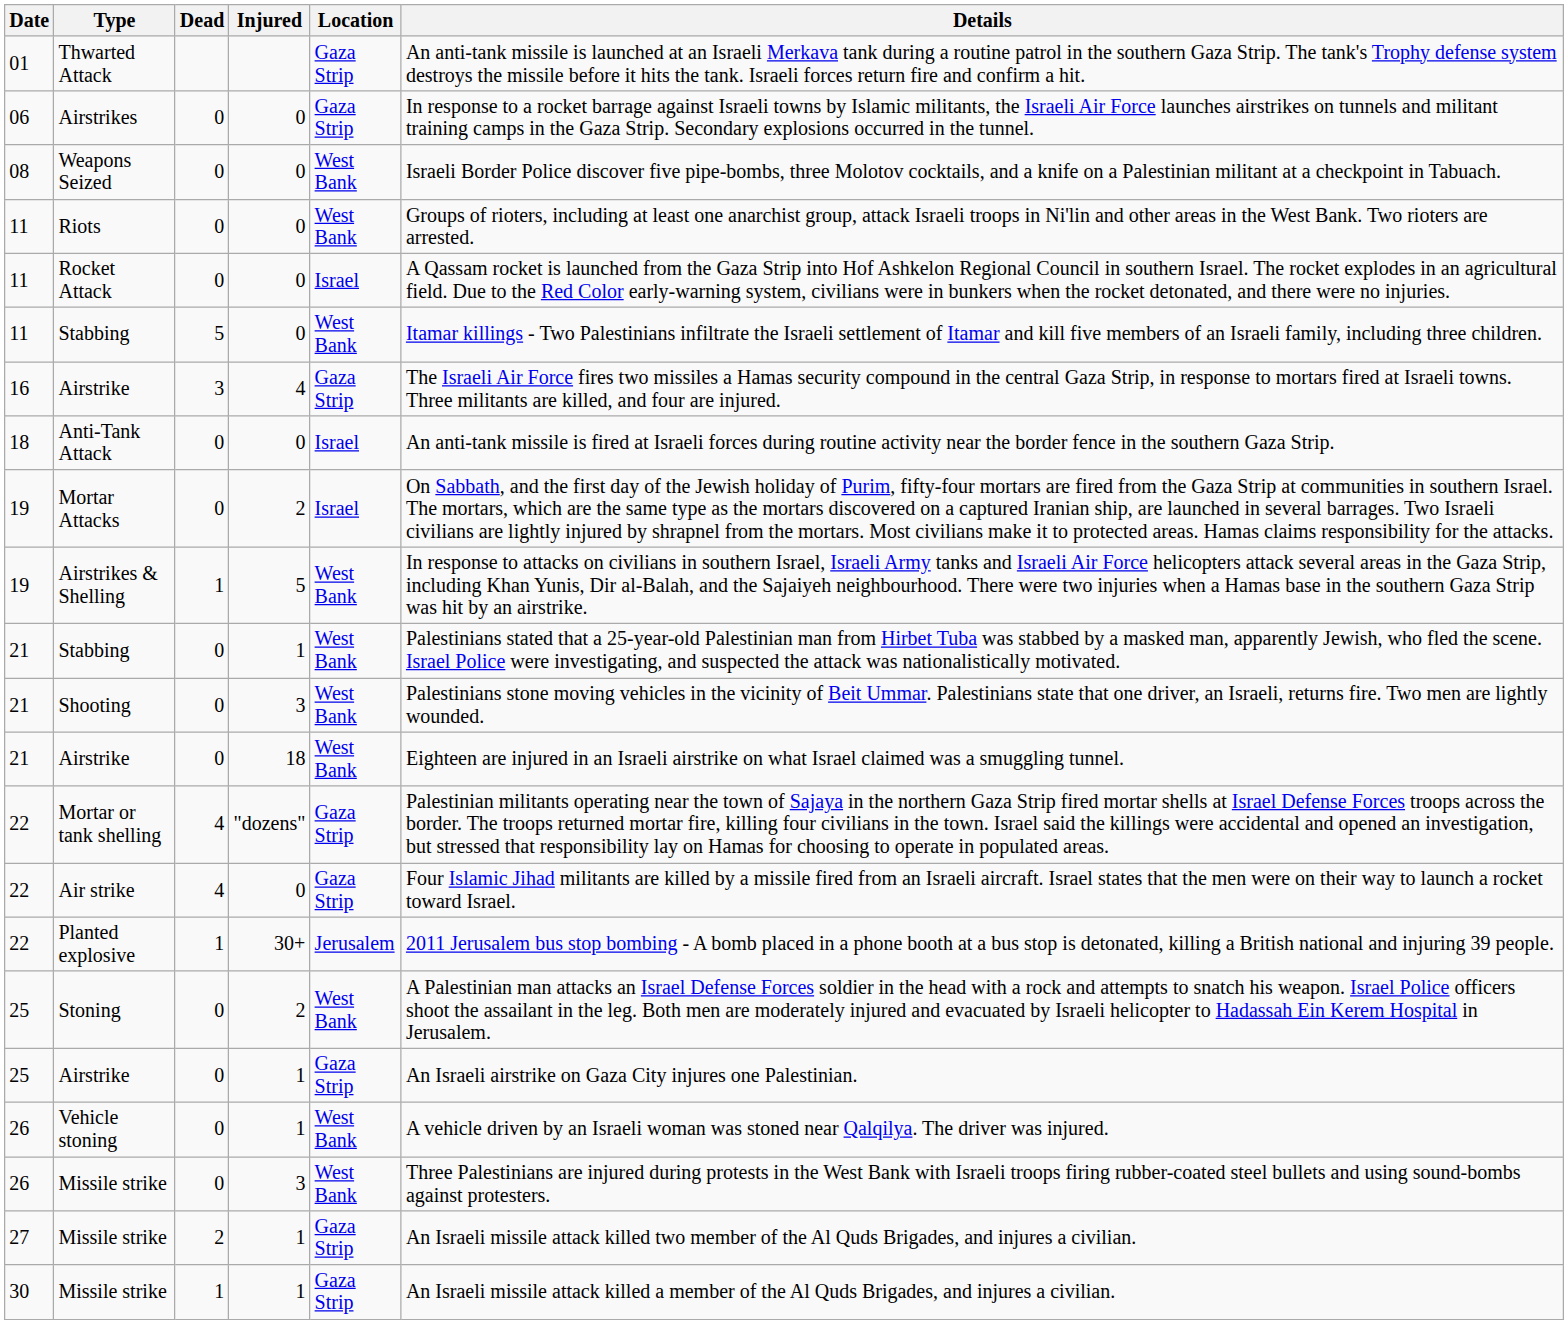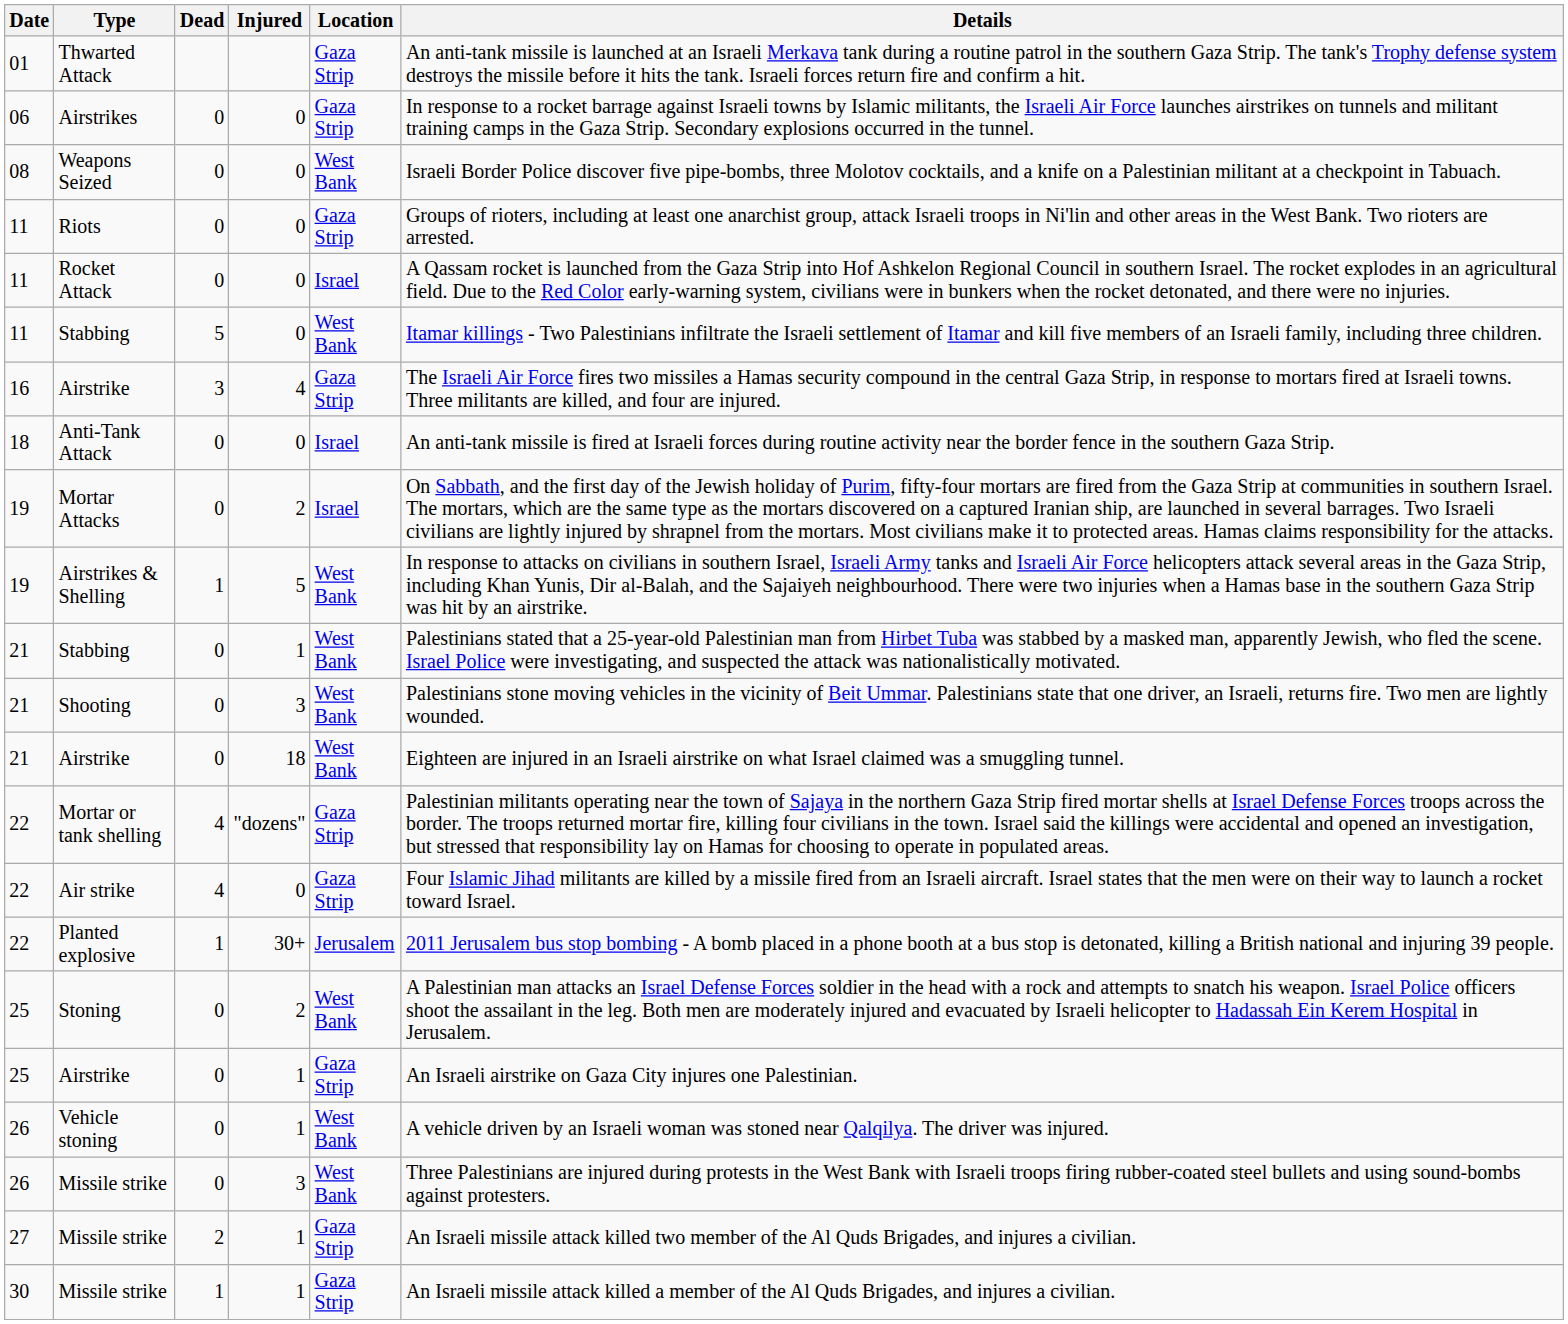(336, 225) West Bank -> (335, 225) Gaza Strip
